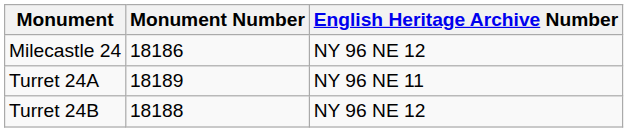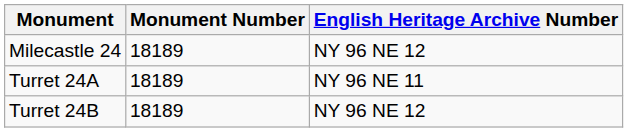(157, 50) 18186 -> (157, 50) 18189
(157, 111) 18188 -> (157, 111) 18189
